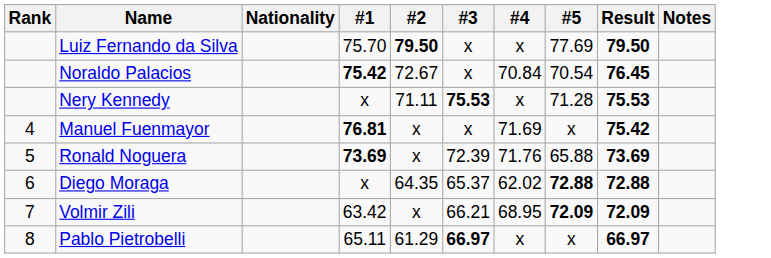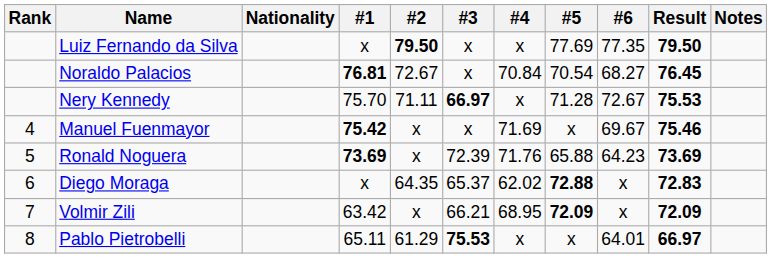+ column: (623, 18)
(365, 45) 75.70 -> (365, 45) x
(365, 73) 75.42 -> (365, 73) 76.81
(365, 101) x -> (365, 101) 75.70
(468, 101) 75.53 -> (468, 101) 66.97
(365, 128) 76.81 -> (365, 128) 75.42
(628, 128) 75.42 -> (680, 128) 75.46
(628, 184) 72.88 -> (680, 184) 72.83
(468, 239) 66.97 -> (468, 239) 75.53
